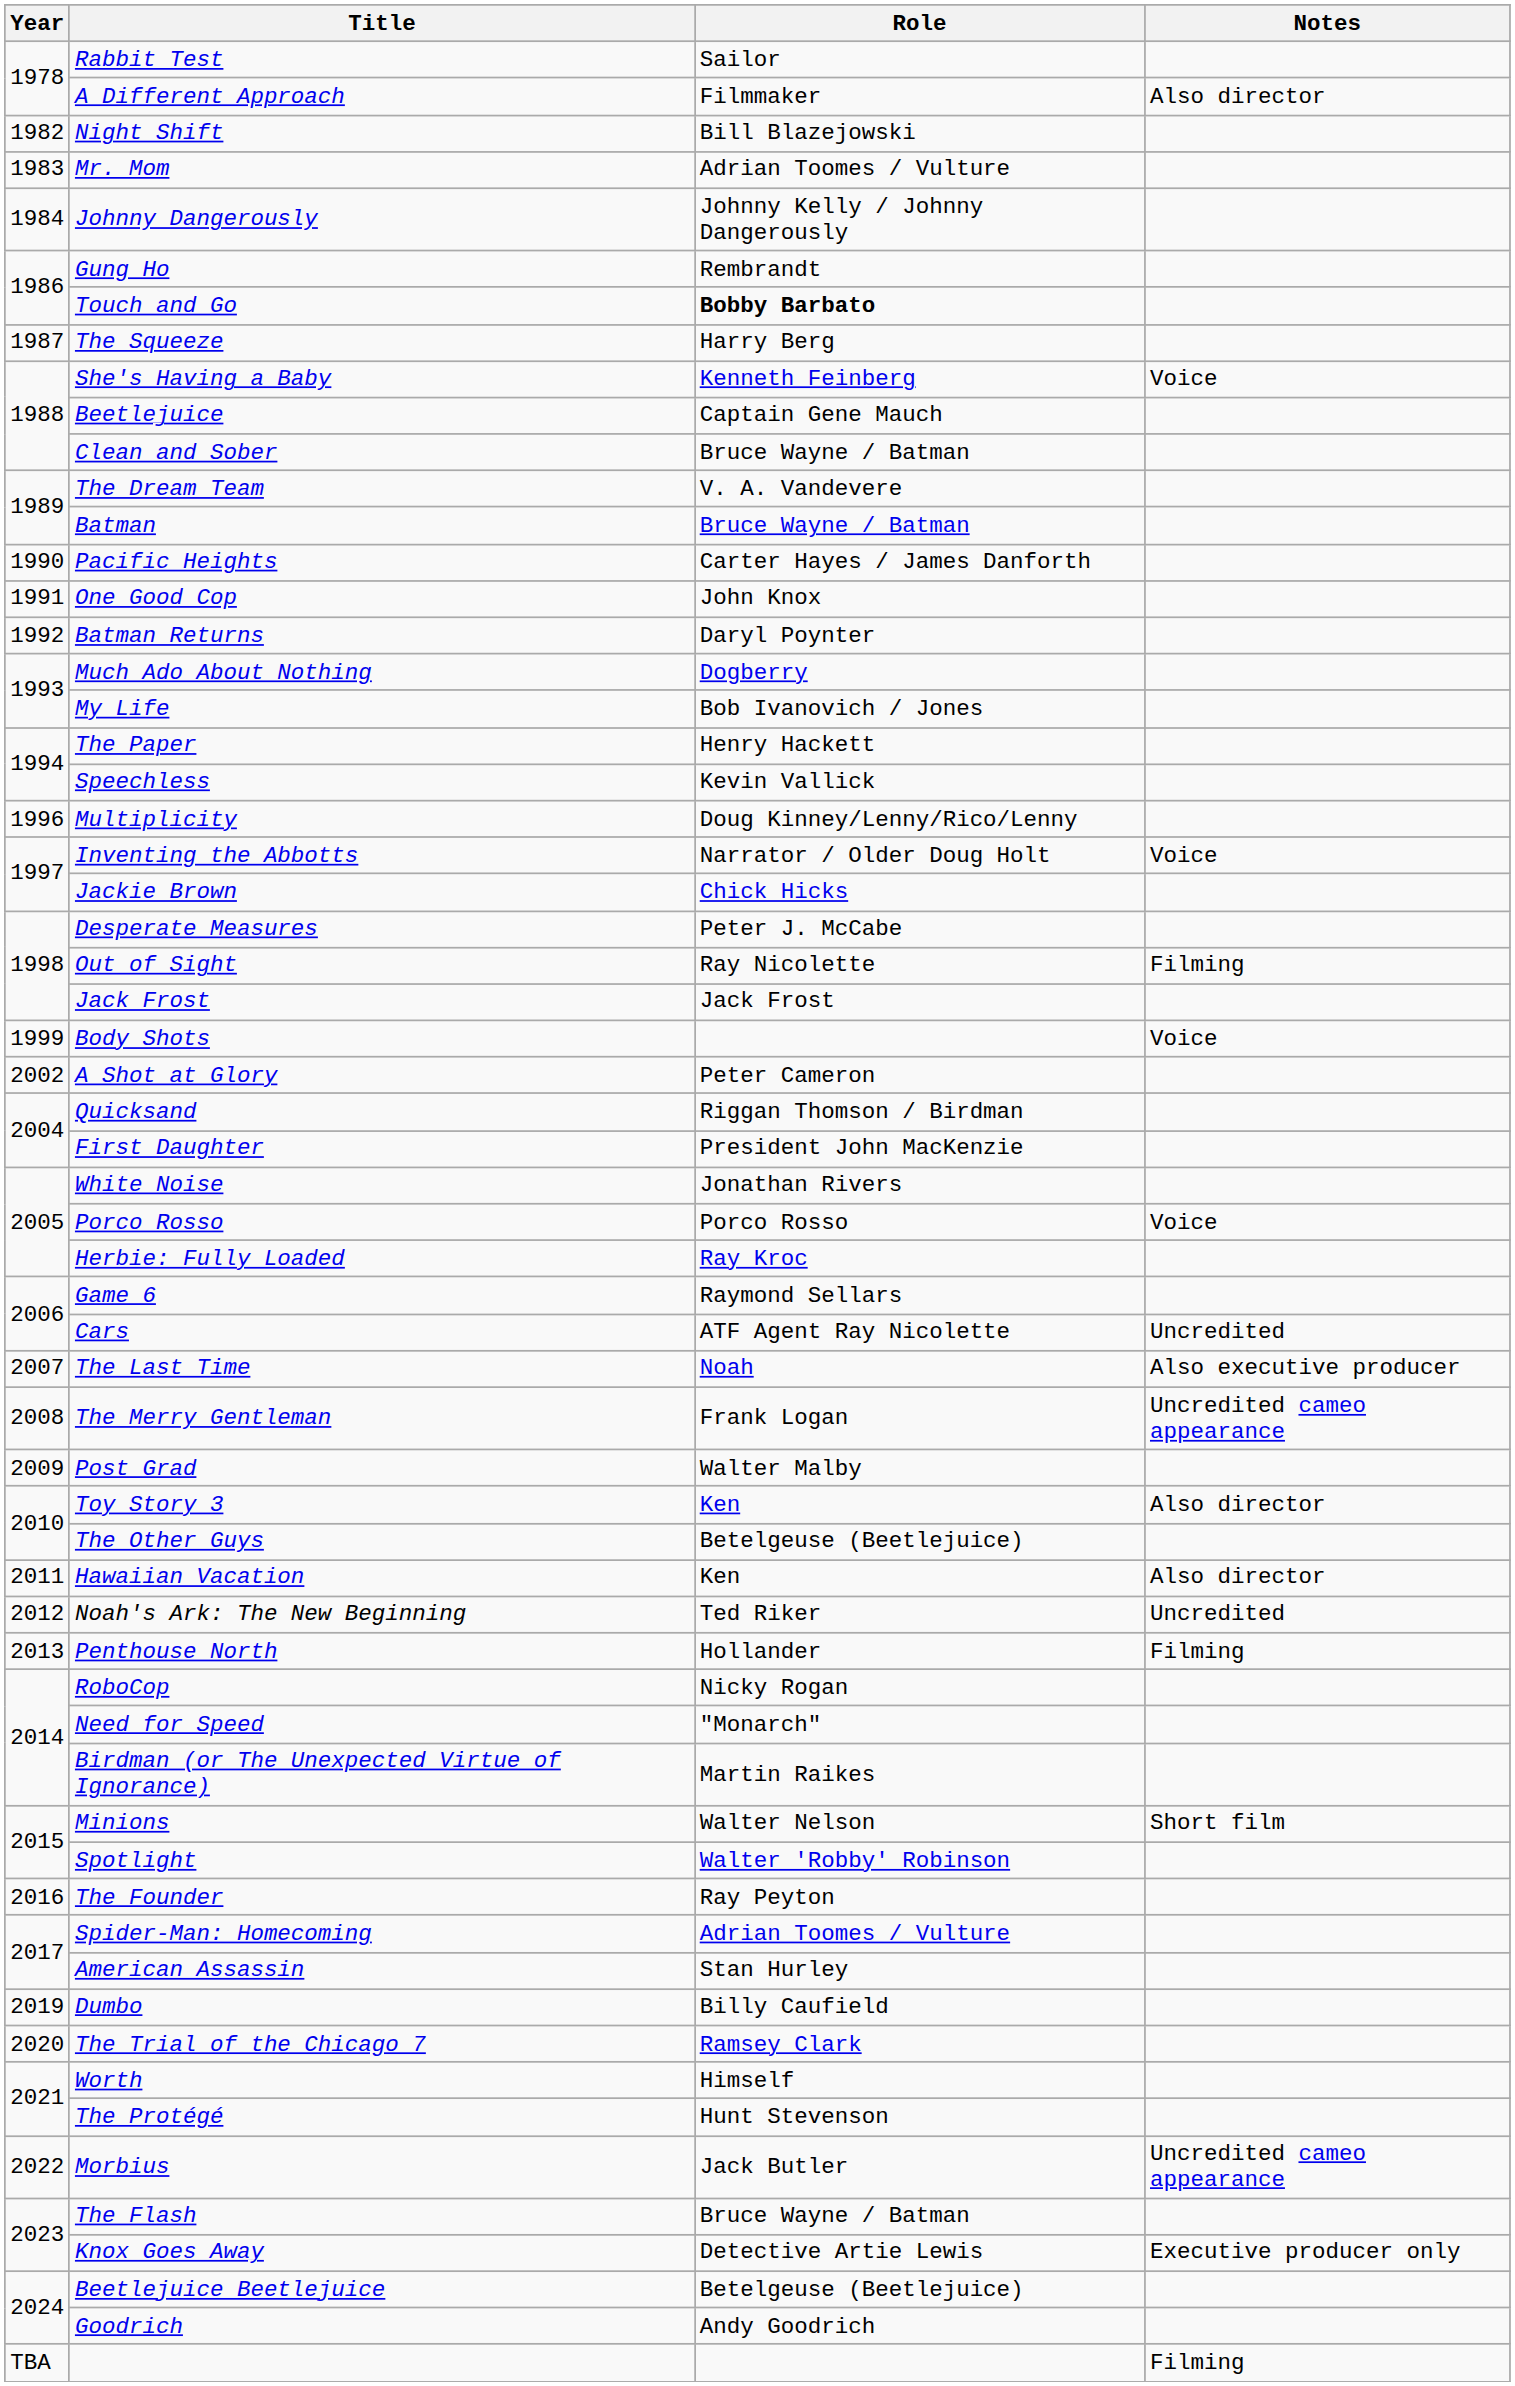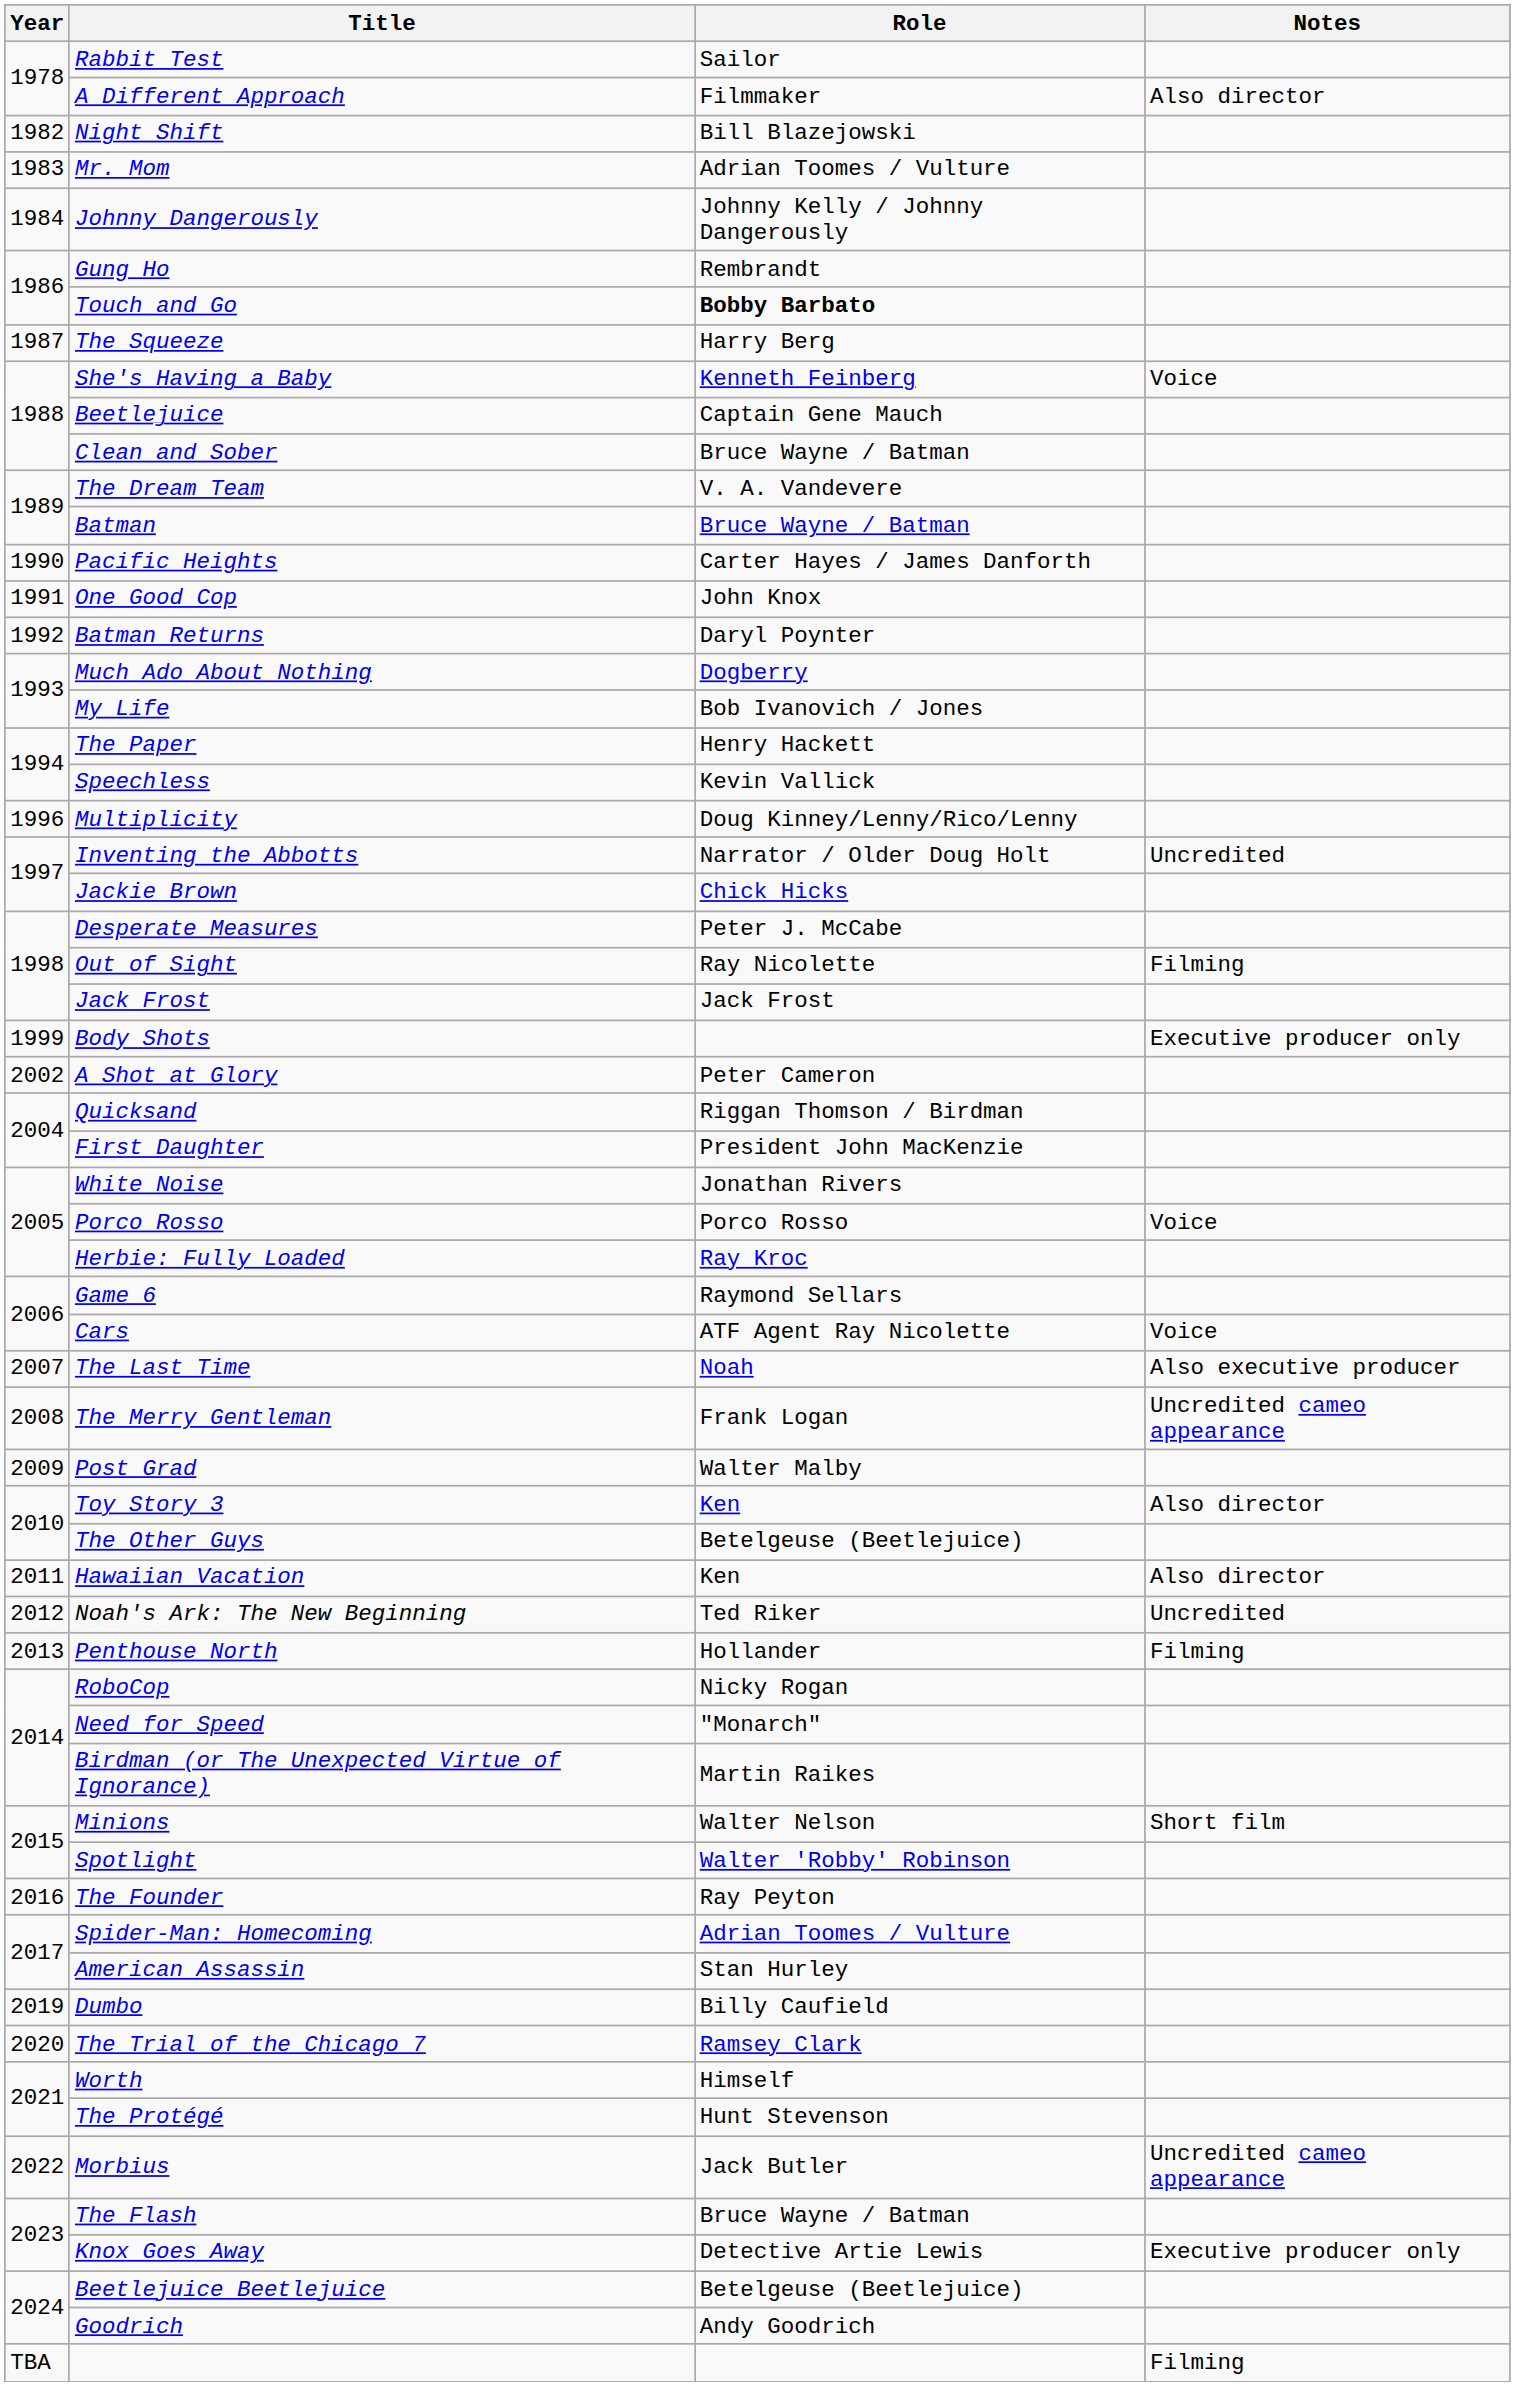(1184, 856) Voice -> (1217, 856) Uncredited
(1184, 1039) Voice -> (1305, 1039) Executive producer only
(1217, 1332) Uncredited -> (1184, 1332) Voice
